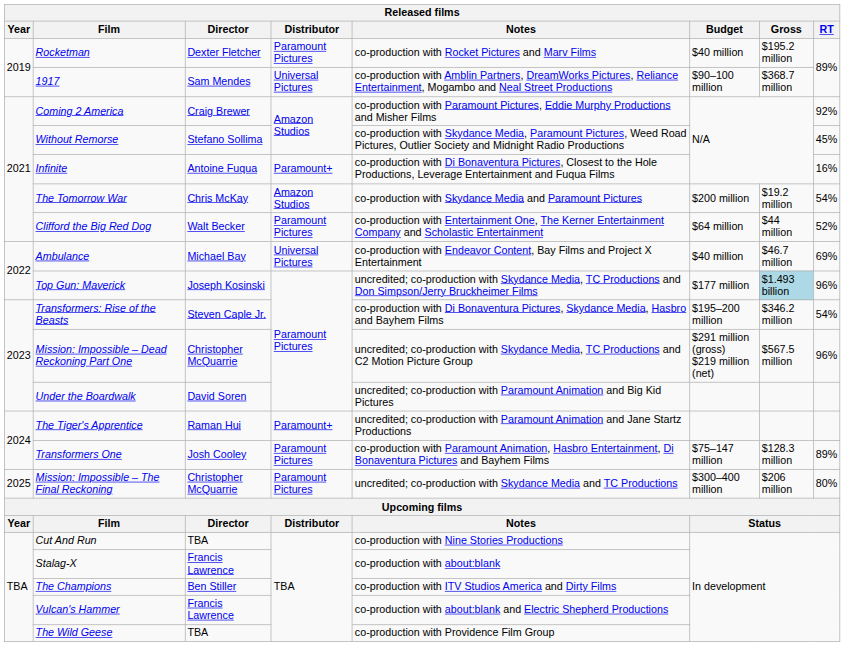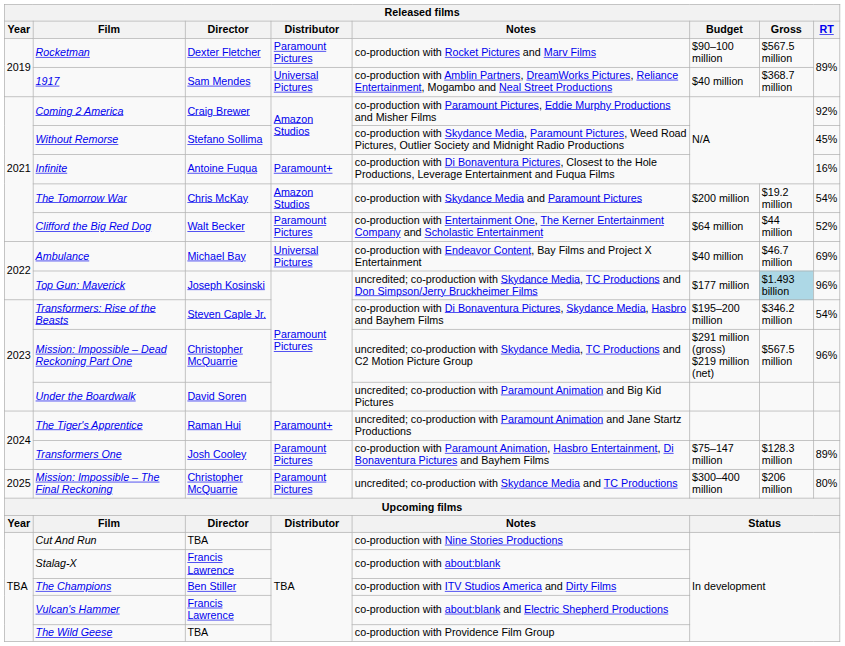(718, 53) $40 million -> (713, 53) $90–100 million
(778, 53) $195.2 million -> (778, 53) $567.5 million
(713, 82) $90–100 million -> (718, 82) $40 million
